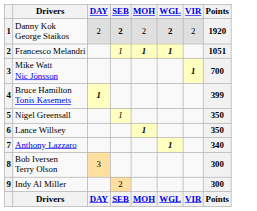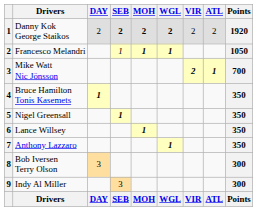+ column: (214, 11)
(144, 31) normal -> (144, 31) bold
(217, 50) 1051 -> (239, 50) 1050
(193, 70) 1 -> (193, 70) 2
(217, 95) 399 -> (239, 95) 350
(120, 115) normal -> (120, 115) bold
(217, 144) 340 -> (239, 144) 350
(120, 184) 2 -> (120, 184) 3
